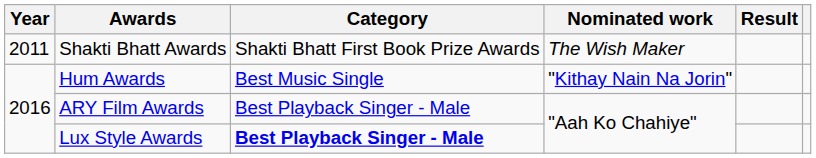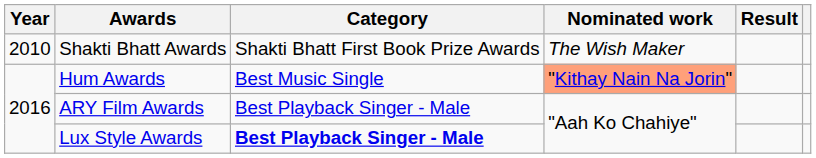(29, 49) 2011 -> (30, 49) 2010
(640, 78) no background -> (640, 78) lightsalmon background
